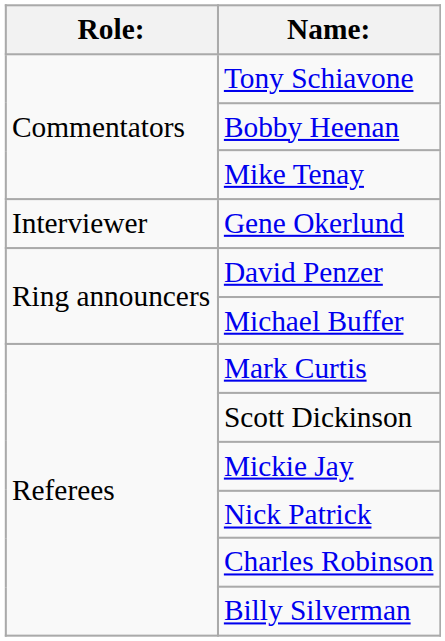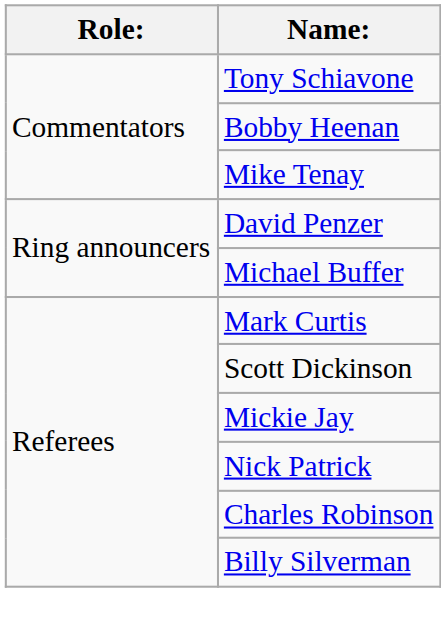- row: (314, 223)
